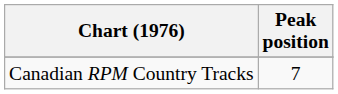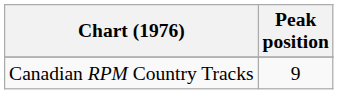(296, 72) 7 -> (296, 72) 9
